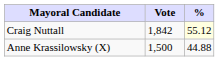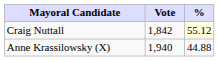(160, 47) 1,500 -> (160, 47) 1,940
